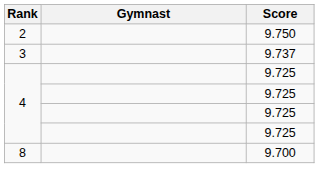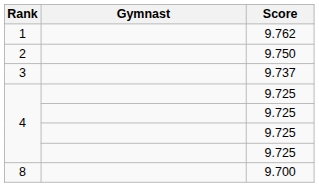+ row: (23, 34)
